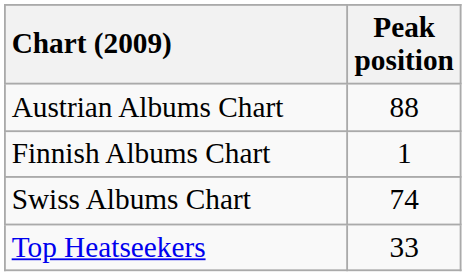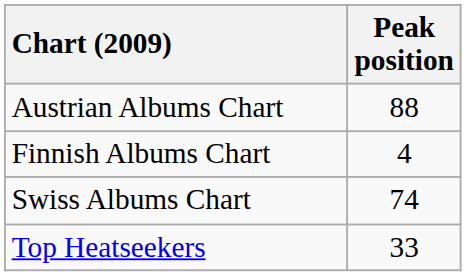(404, 153) 1 -> (404, 153) 4
